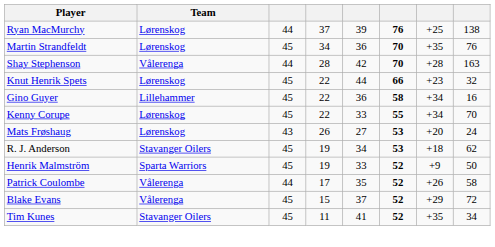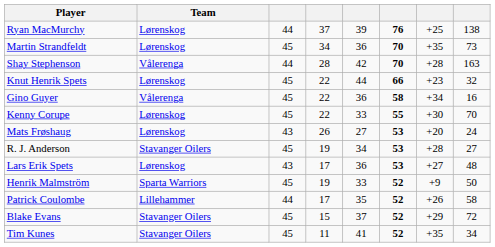(472, 47) 76 -> (472, 47) 73
(167, 98) Lillehammer -> (161, 98) Vålerenga
(435, 115) +34 -> (435, 115) +30
(435, 149) +18 -> (435, 149) +28
(472, 149) 62 -> (472, 149) 27
+ row: (40, 166)
(161, 183) Vålerenga -> (167, 200) Lillehammer
(161, 200) Vålerenga -> (175, 217) Stavanger Oilers
